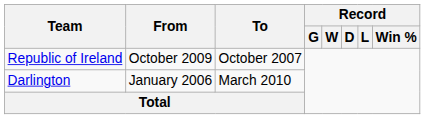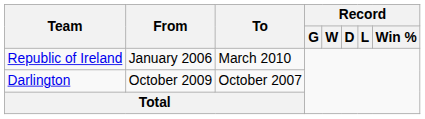(170, 59) October 2009 -> (170, 59) January 2006
(260, 59) October 2007 -> (255, 59) March 2010
(170, 80) January 2006 -> (170, 80) October 2009
(255, 80) March 2010 -> (260, 80) October 2007
